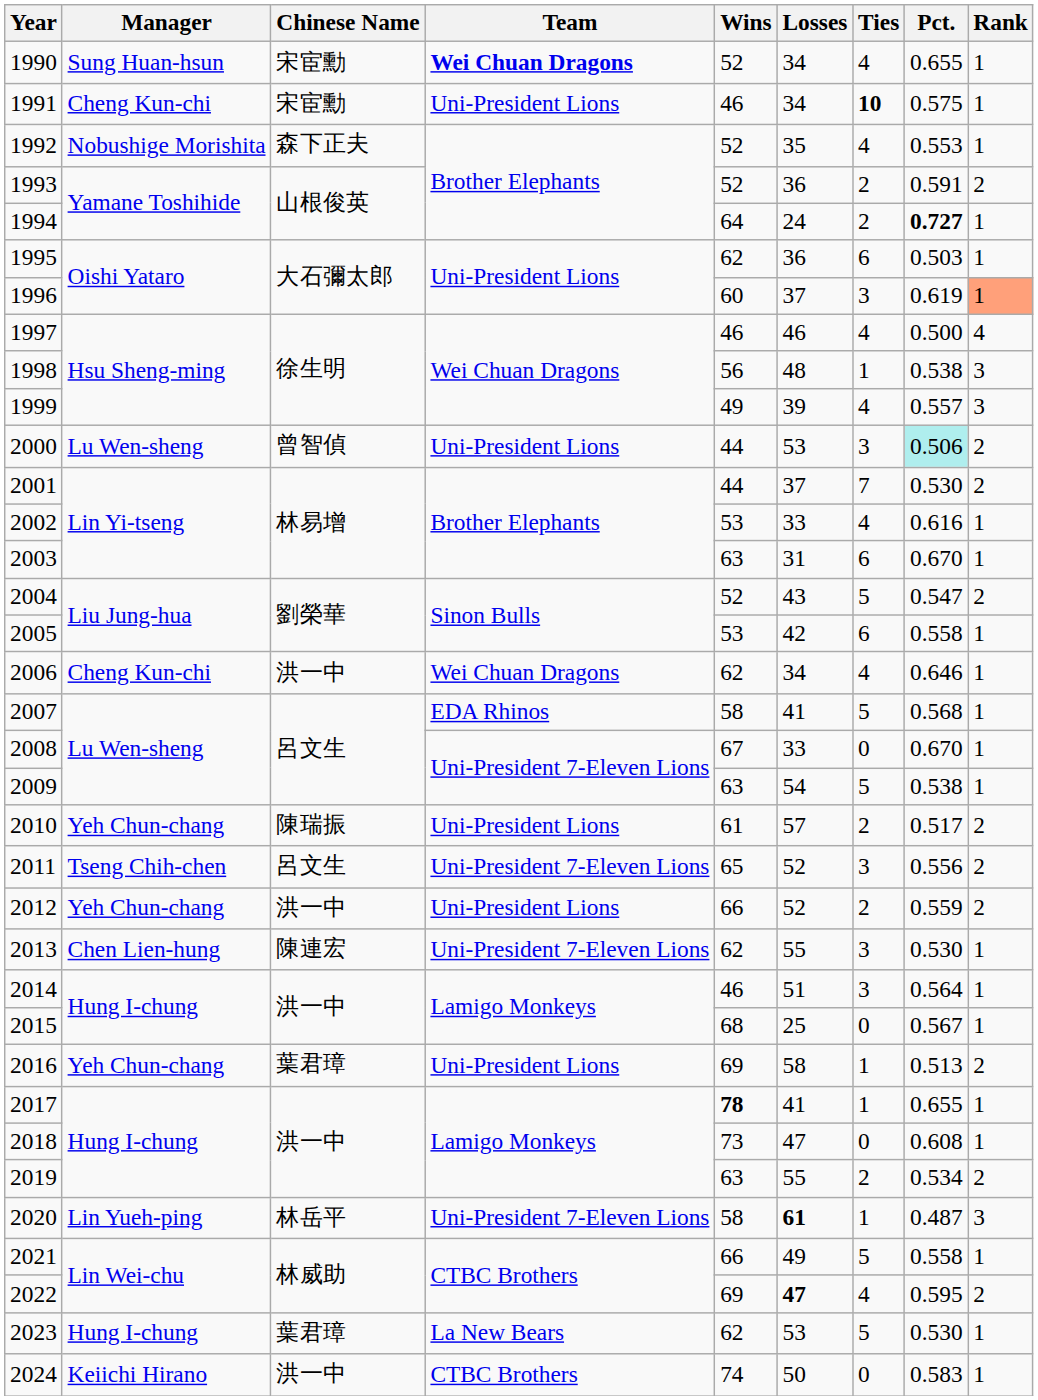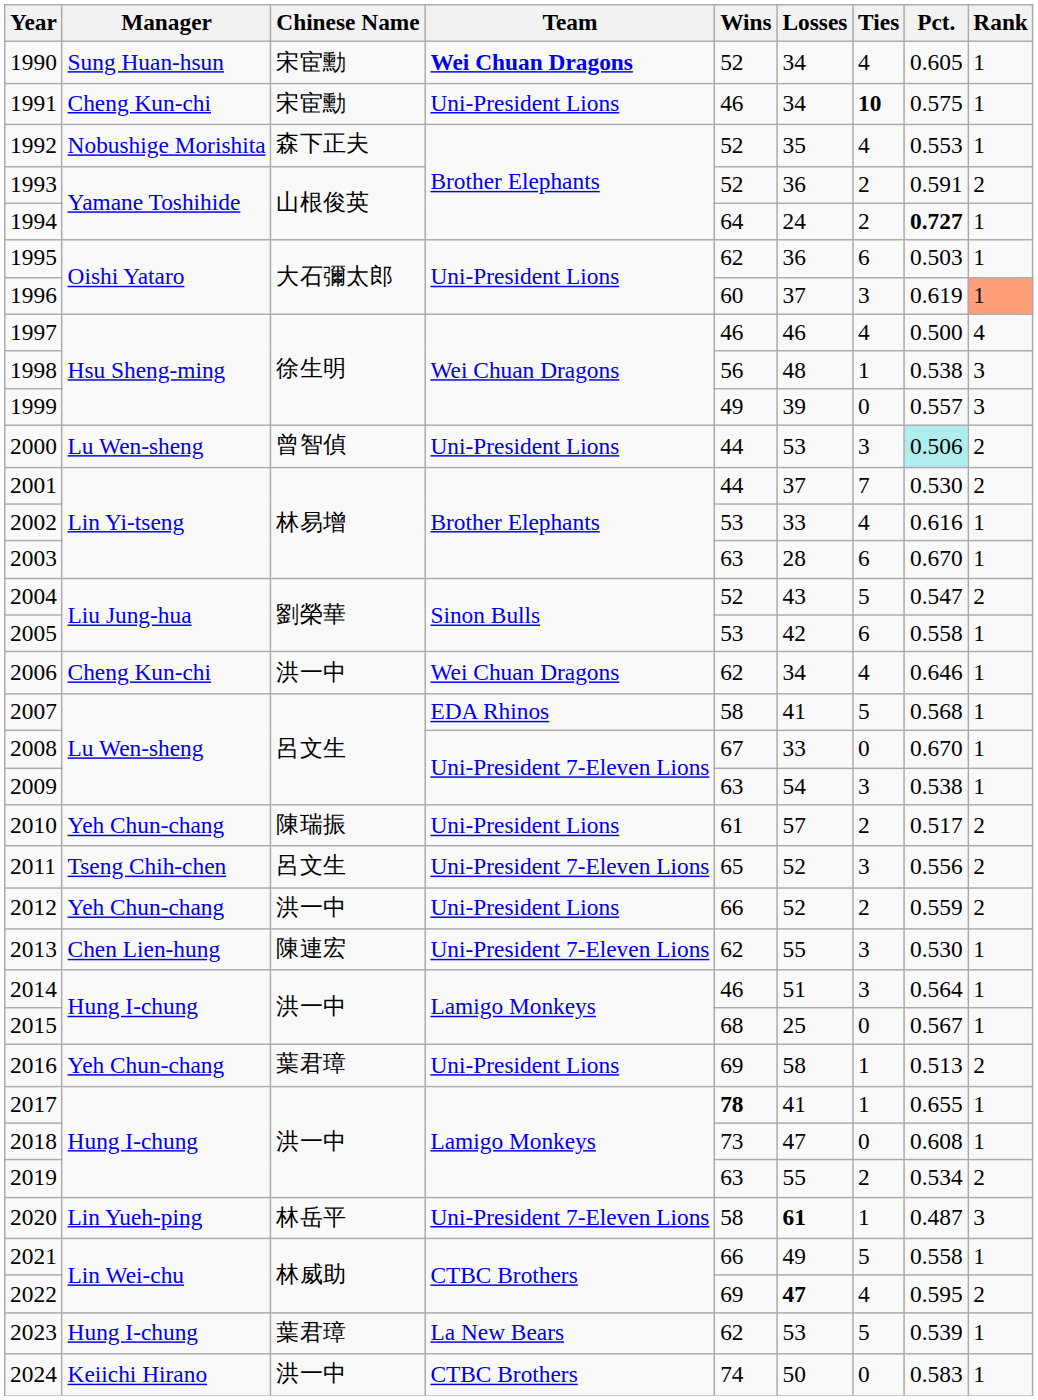(936, 62) 0.655 -> (936, 62) 0.605
(864, 406) 4 -> (864, 406) 0
(794, 559) 31 -> (794, 559) 28
(864, 785) 5 -> (864, 785) 3
(936, 1333) 0.530 -> (936, 1333) 0.539
